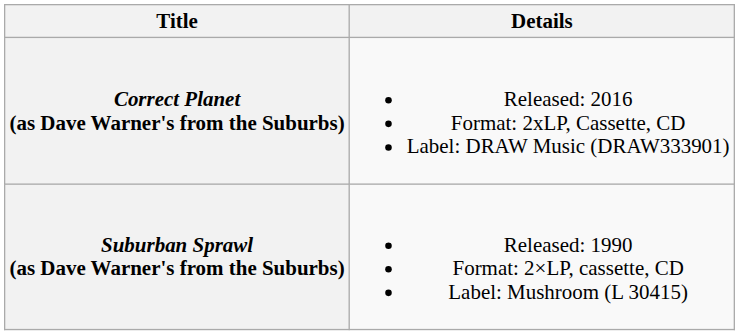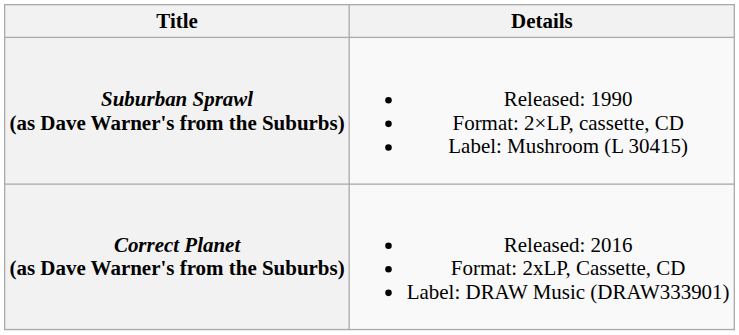rows swapped: (177, 256) <-> (177, 110)
